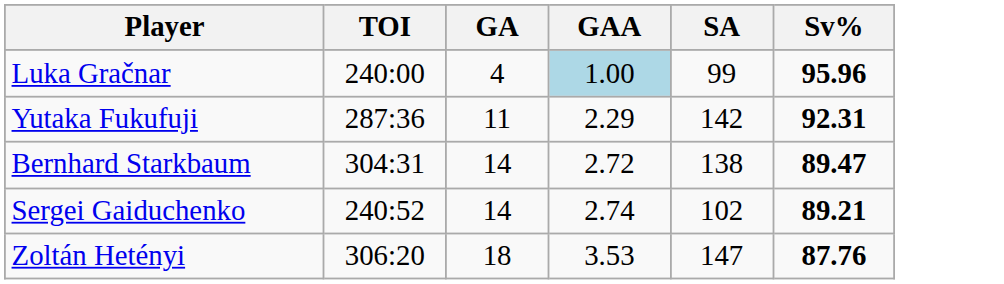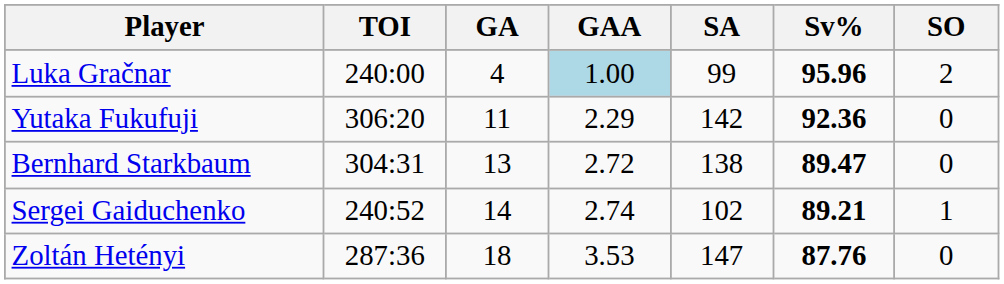+ column: (946, 27)
(385, 118) 287:36 -> (385, 118) 306:20
(834, 118) 92.31 -> (834, 118) 92.36
(497, 164) 14 -> (497, 164) 13
(385, 255) 306:20 -> (385, 255) 287:36
